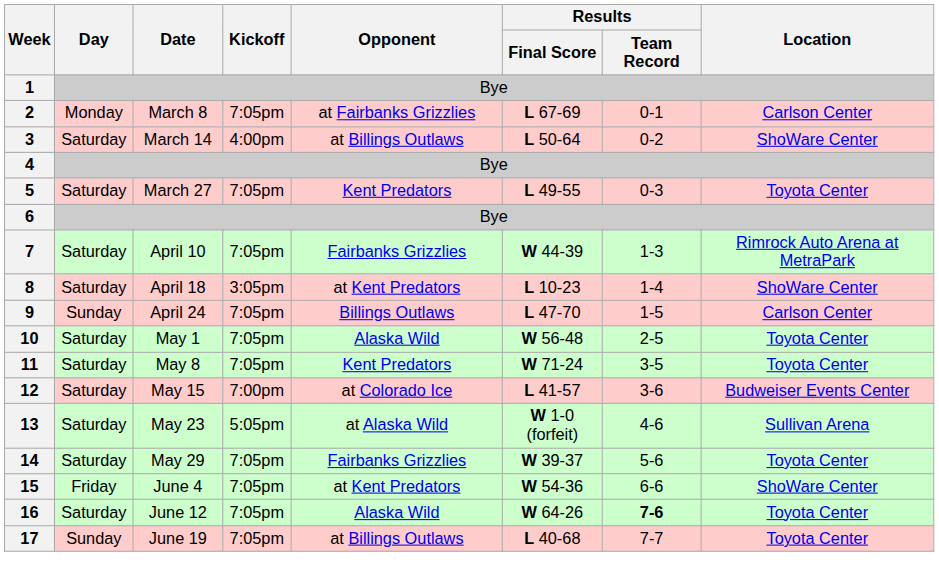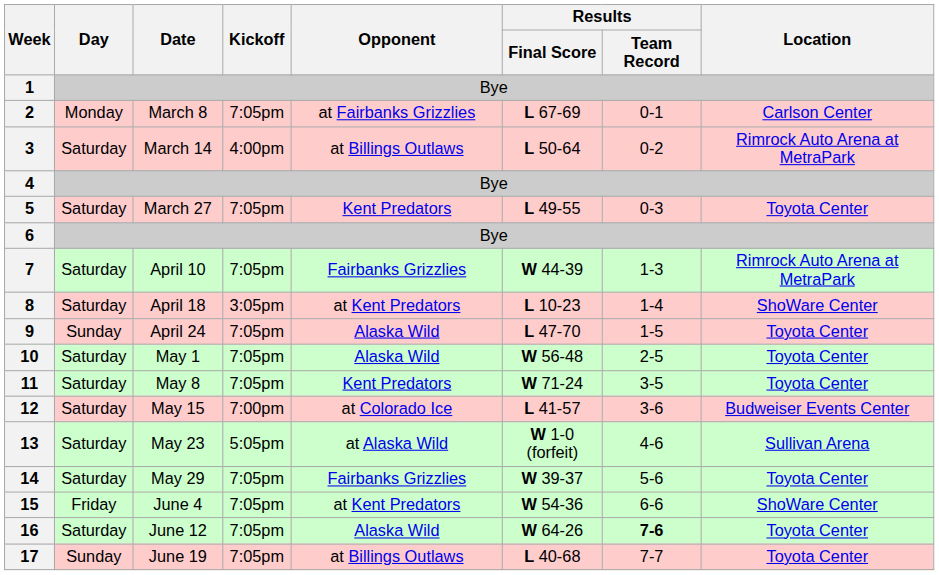(817, 139) ShoWare Center -> (817, 148) Rimrock Auto Arena at MetraPark
(397, 312) Billings Outlaws -> (397, 331) Alaska Wild
(817, 312) Carlson Center -> (817, 331) Toyota Center
